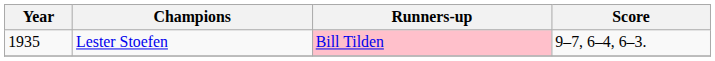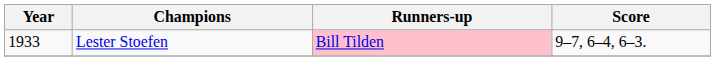(24, 42) 1935 -> (24, 42) 1933
